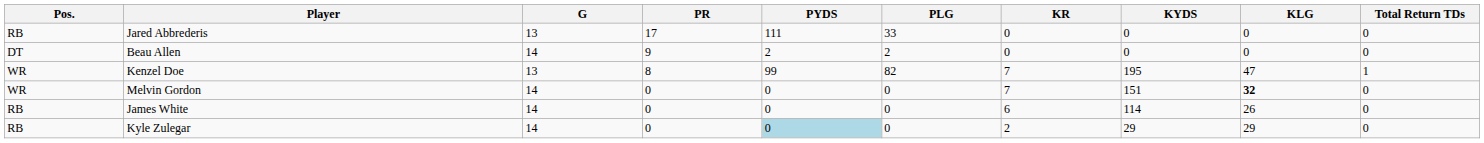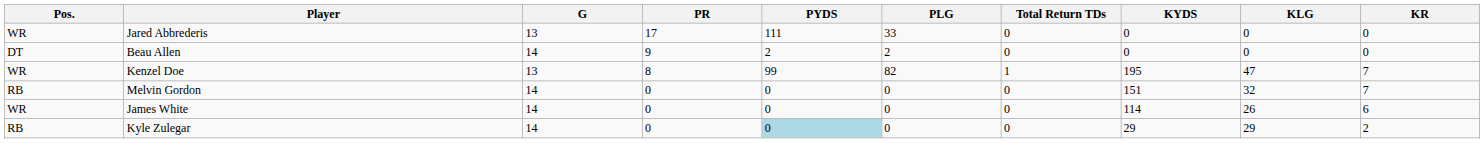columns swapped: (1061, 14) <-> (1420, 14)
(15, 33) RB -> (17, 33) WR
(17, 90) WR -> (15, 90) RB
(1249, 90) bold -> (1249, 90) normal
(15, 109) RB -> (17, 109) WR
